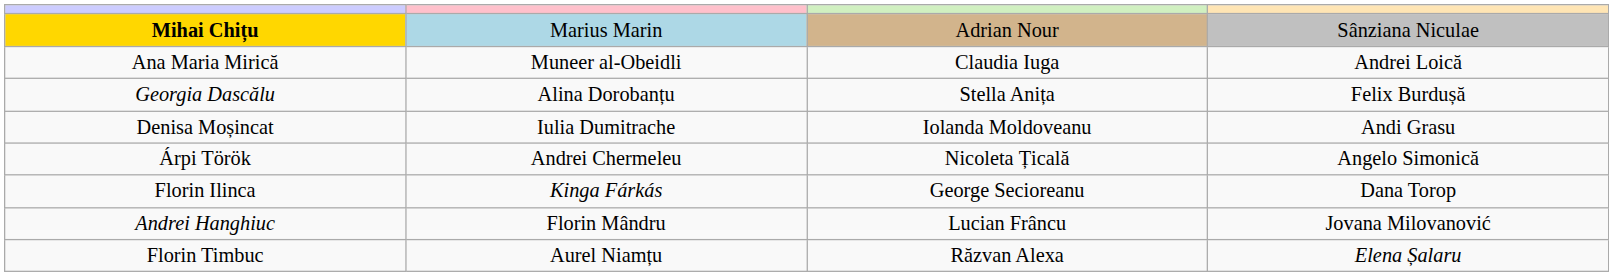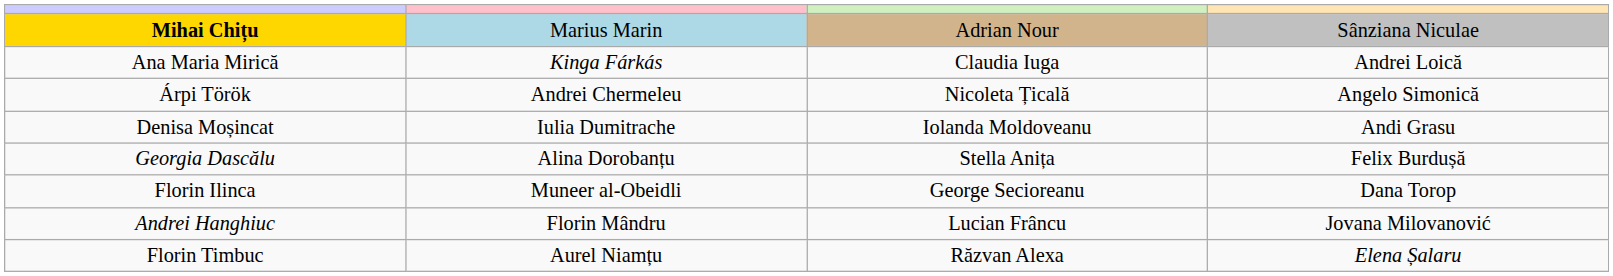(606, 62) Muneer al-Obeidli -> (606, 62) Kinga Fárkás
rows swapped: (205, 94) <-> (205, 158)
(606, 191) Kinga Fárkás -> (606, 191) Muneer al-Obeidli
